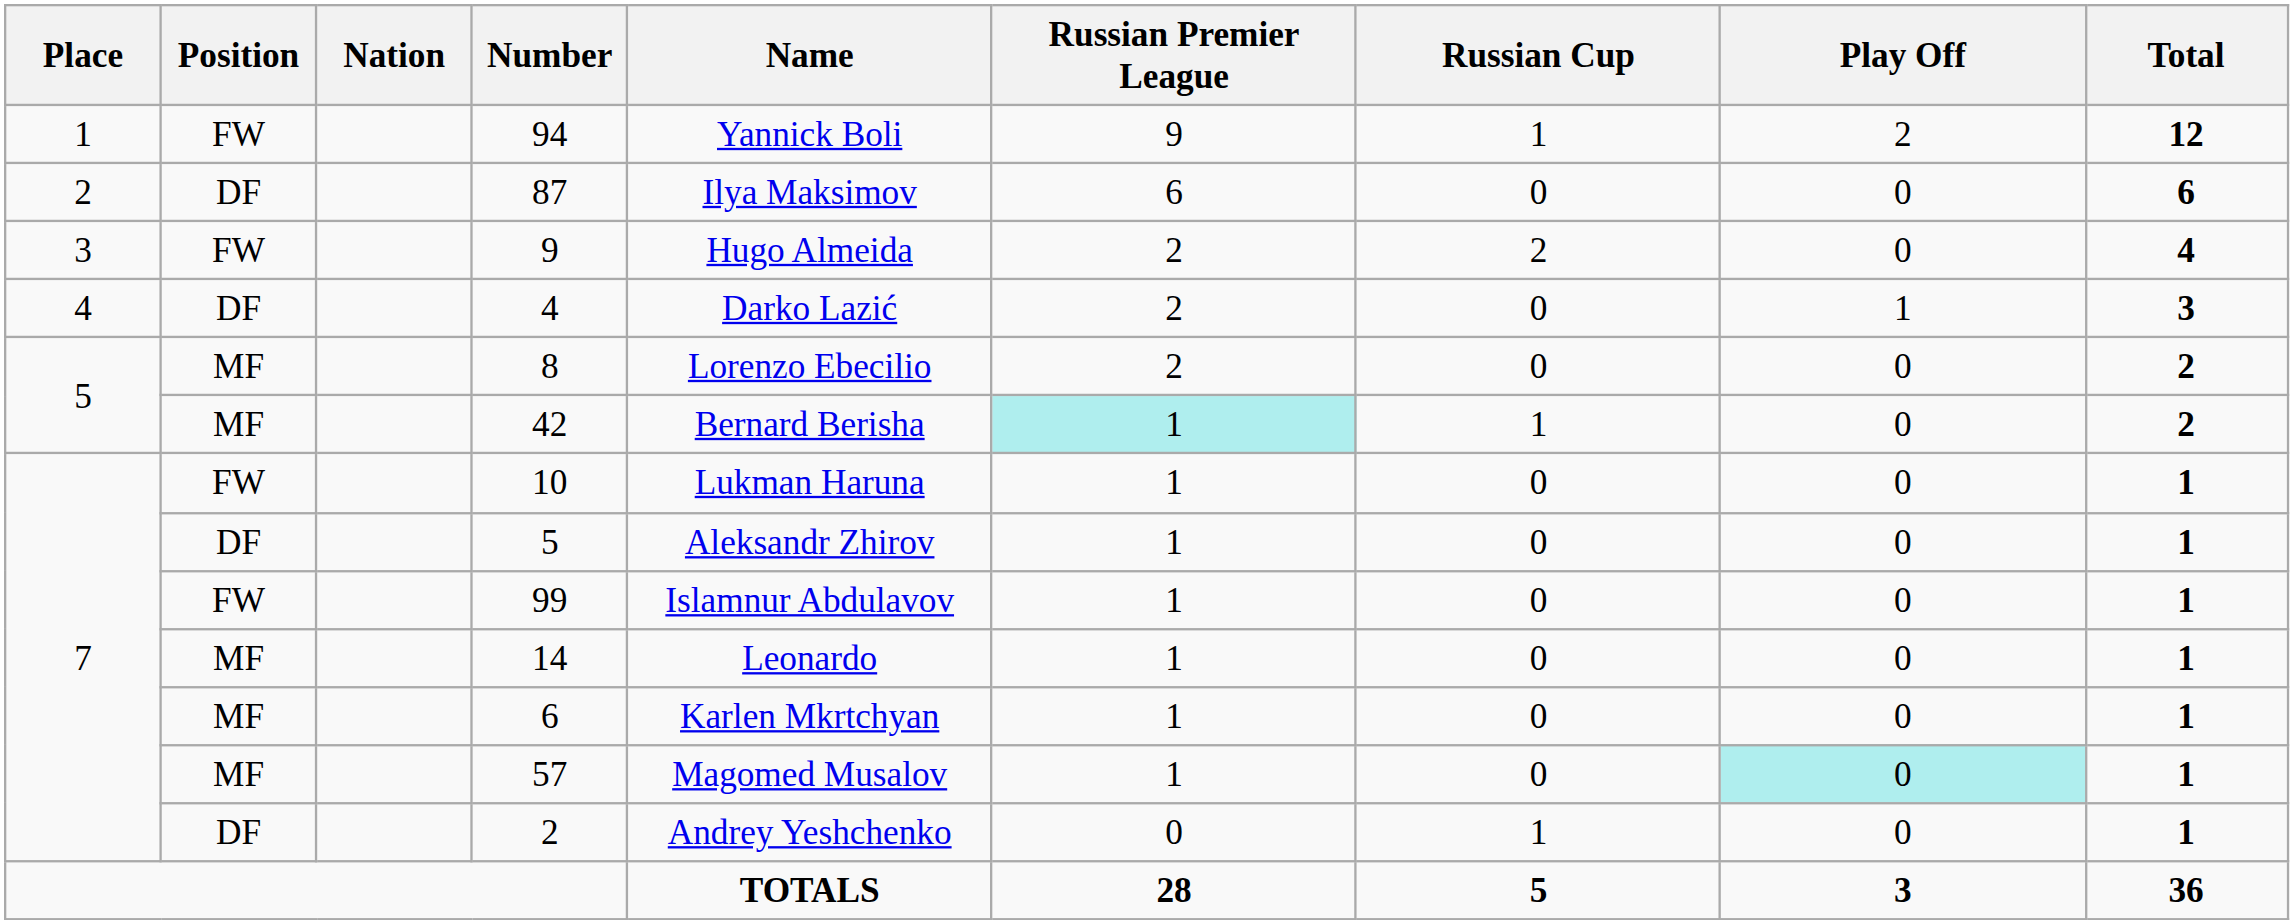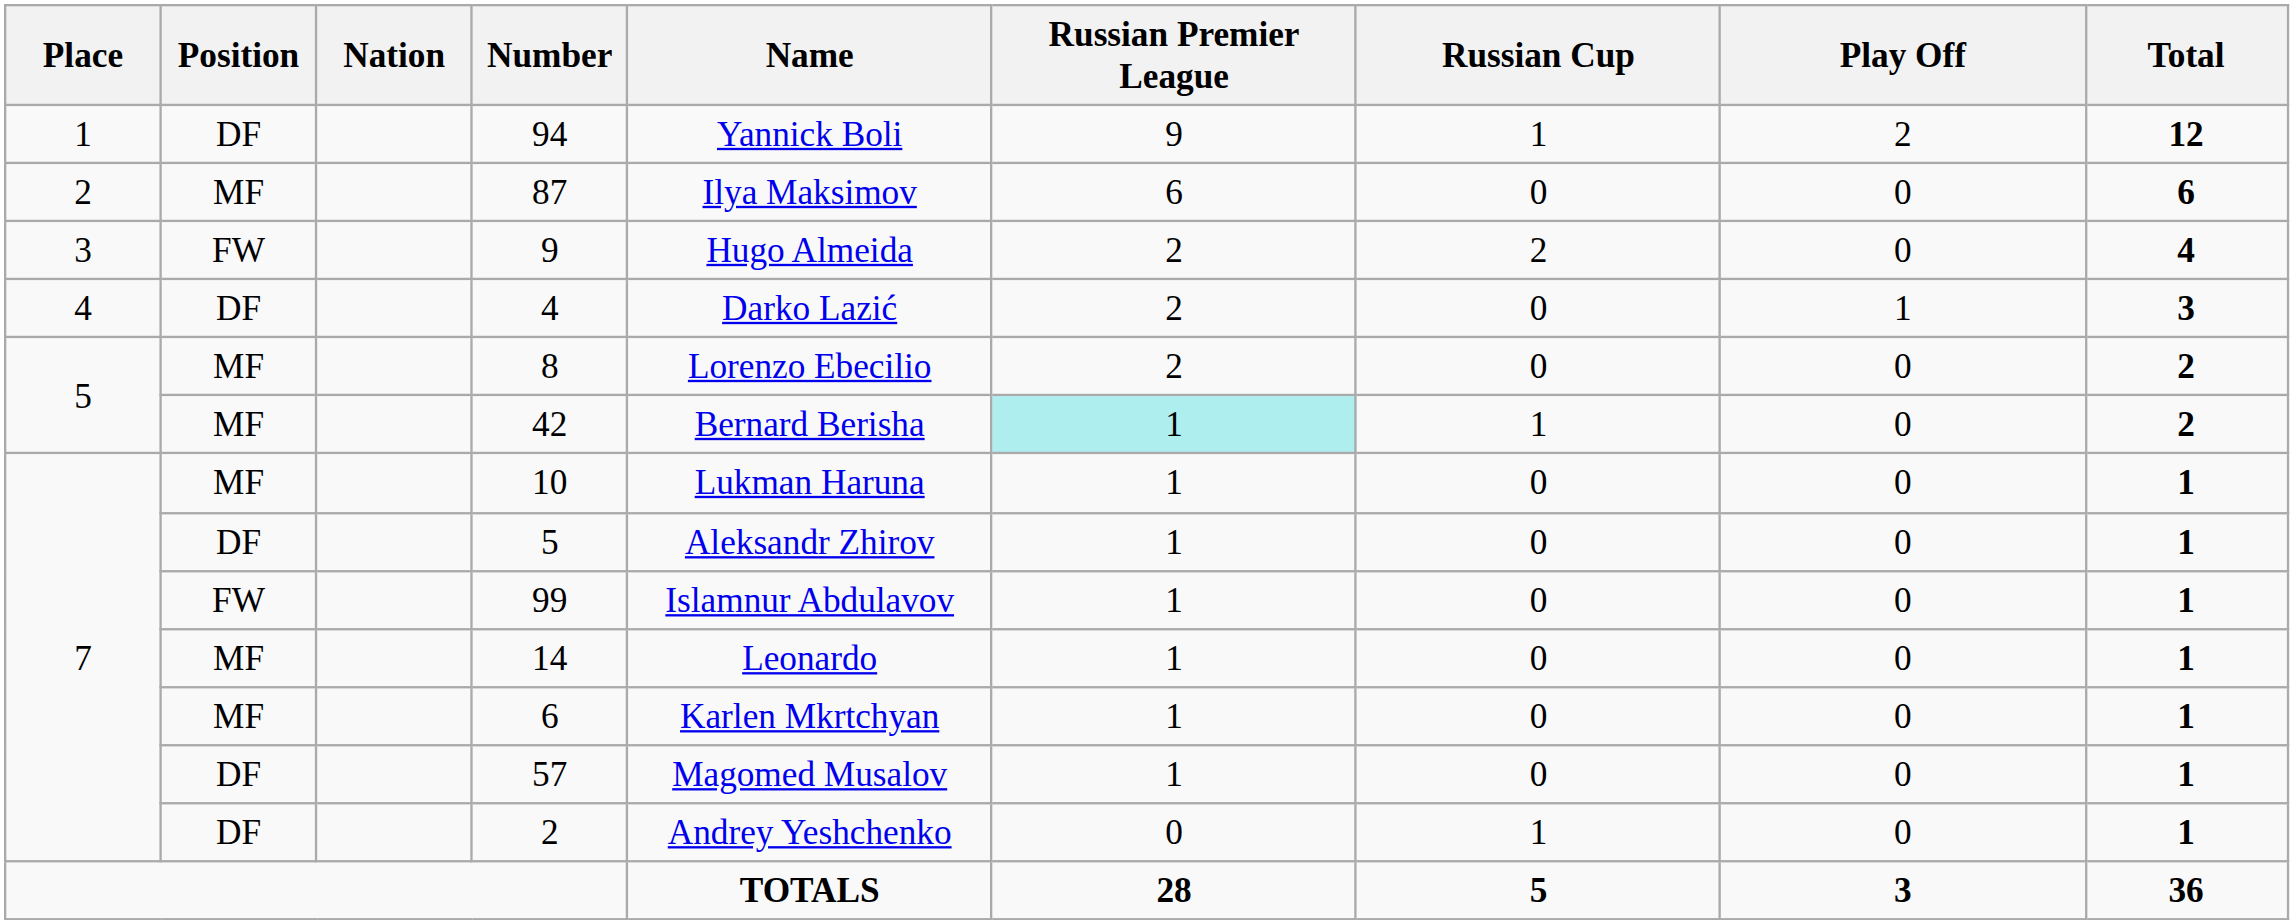(239, 133) FW -> (239, 133) DF
(239, 191) DF -> (239, 191) MF
(239, 482) FW -> (239, 482) MF
(239, 773) MF -> (239, 773) DF
(1903, 773) paleturquoise background -> (1903, 773) no background
